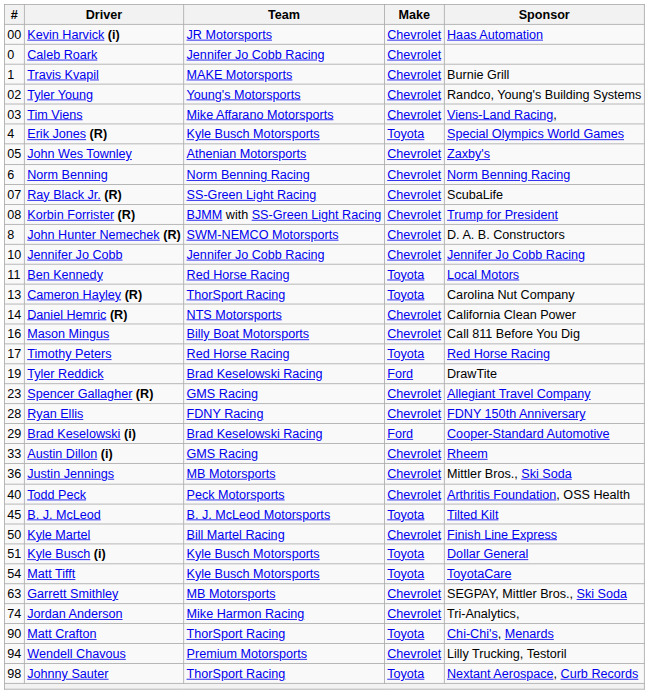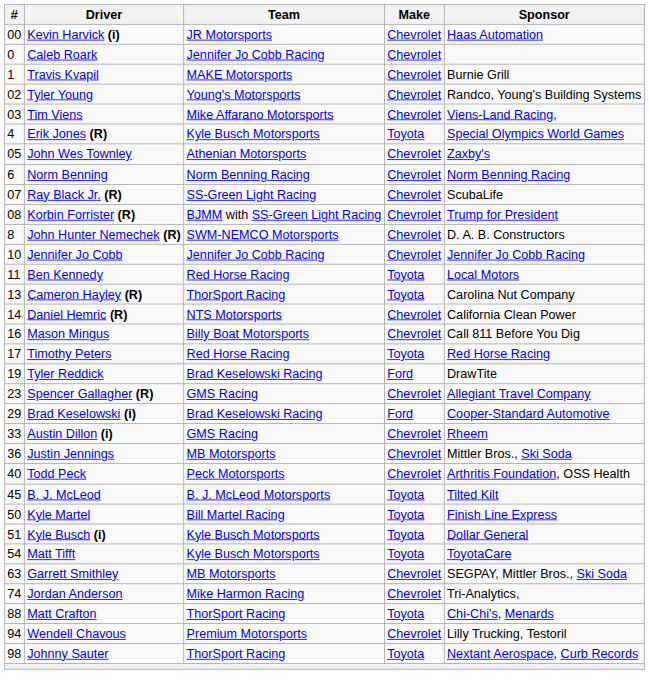- row: (55, 414)
(414, 534) Chevrolet -> (406, 514) Toyota
(14, 634) 90 -> (14, 614) 88
